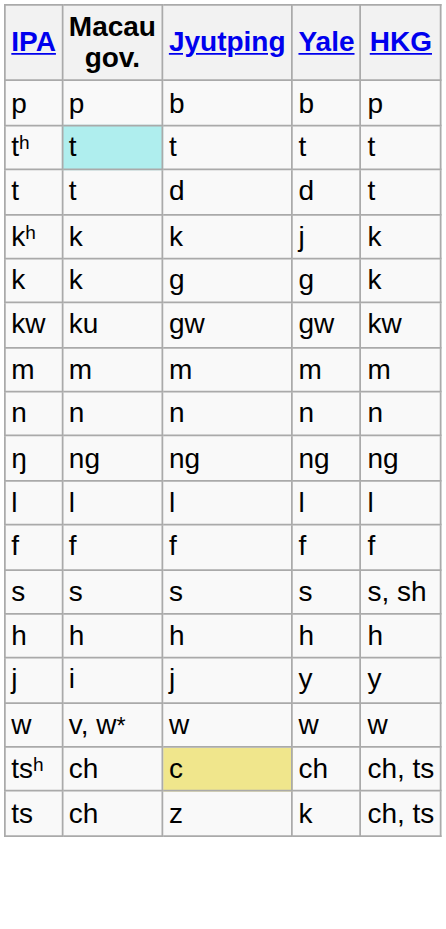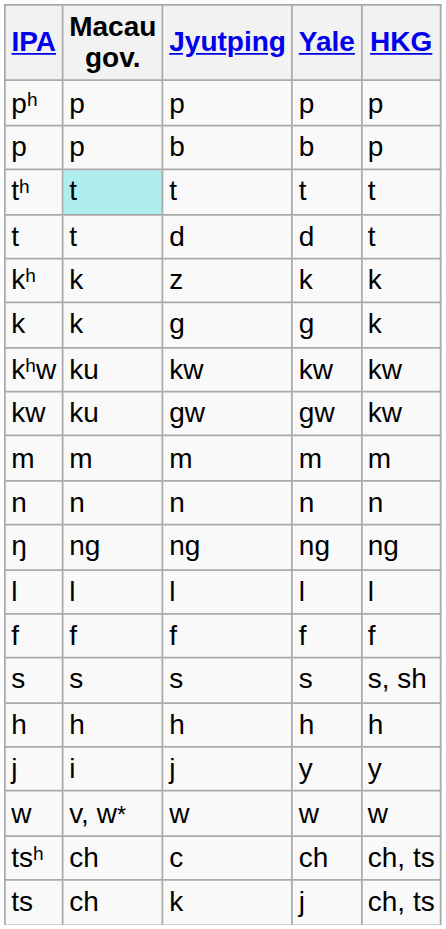+ row: (24, 102)
(176, 235) k -> (176, 280) z
(302, 235) j -> (306, 280) k
+ row: (34, 369)
(176, 768) khaki background -> (176, 857) no background
(176, 813) z -> (176, 901) k
(305, 813) k -> (302, 901) j
